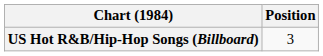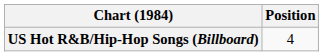(290, 39) 3 -> (290, 39) 4
